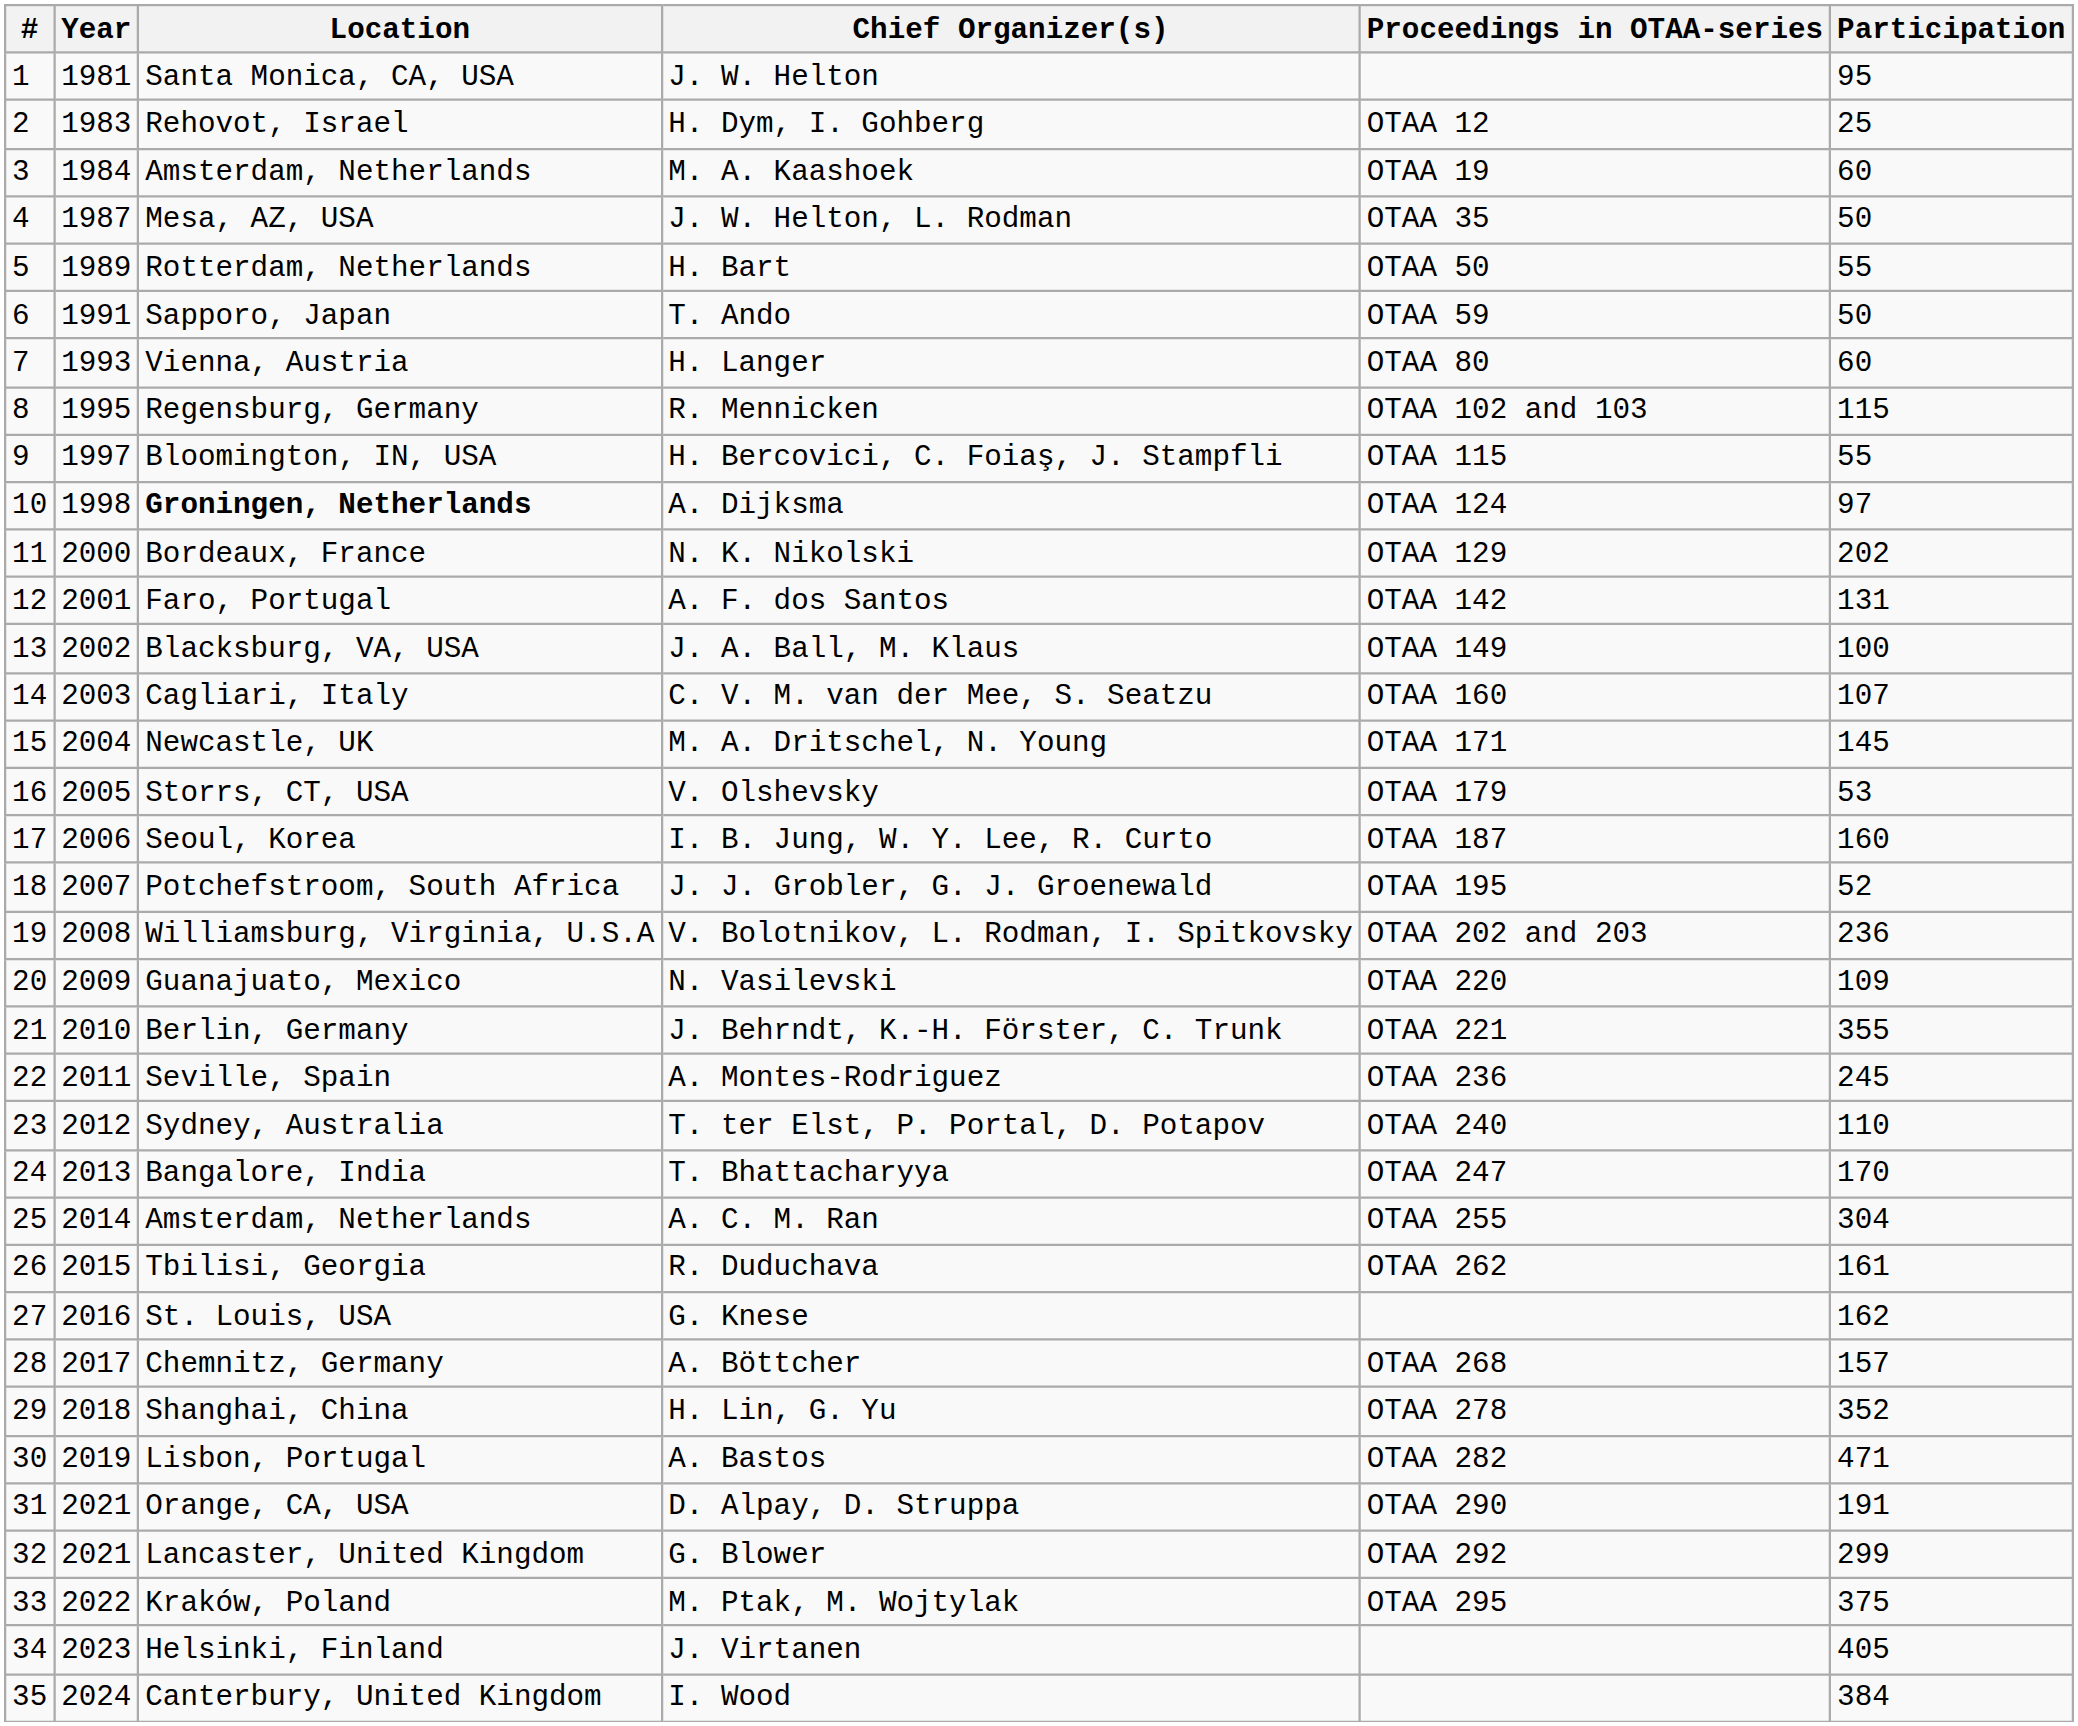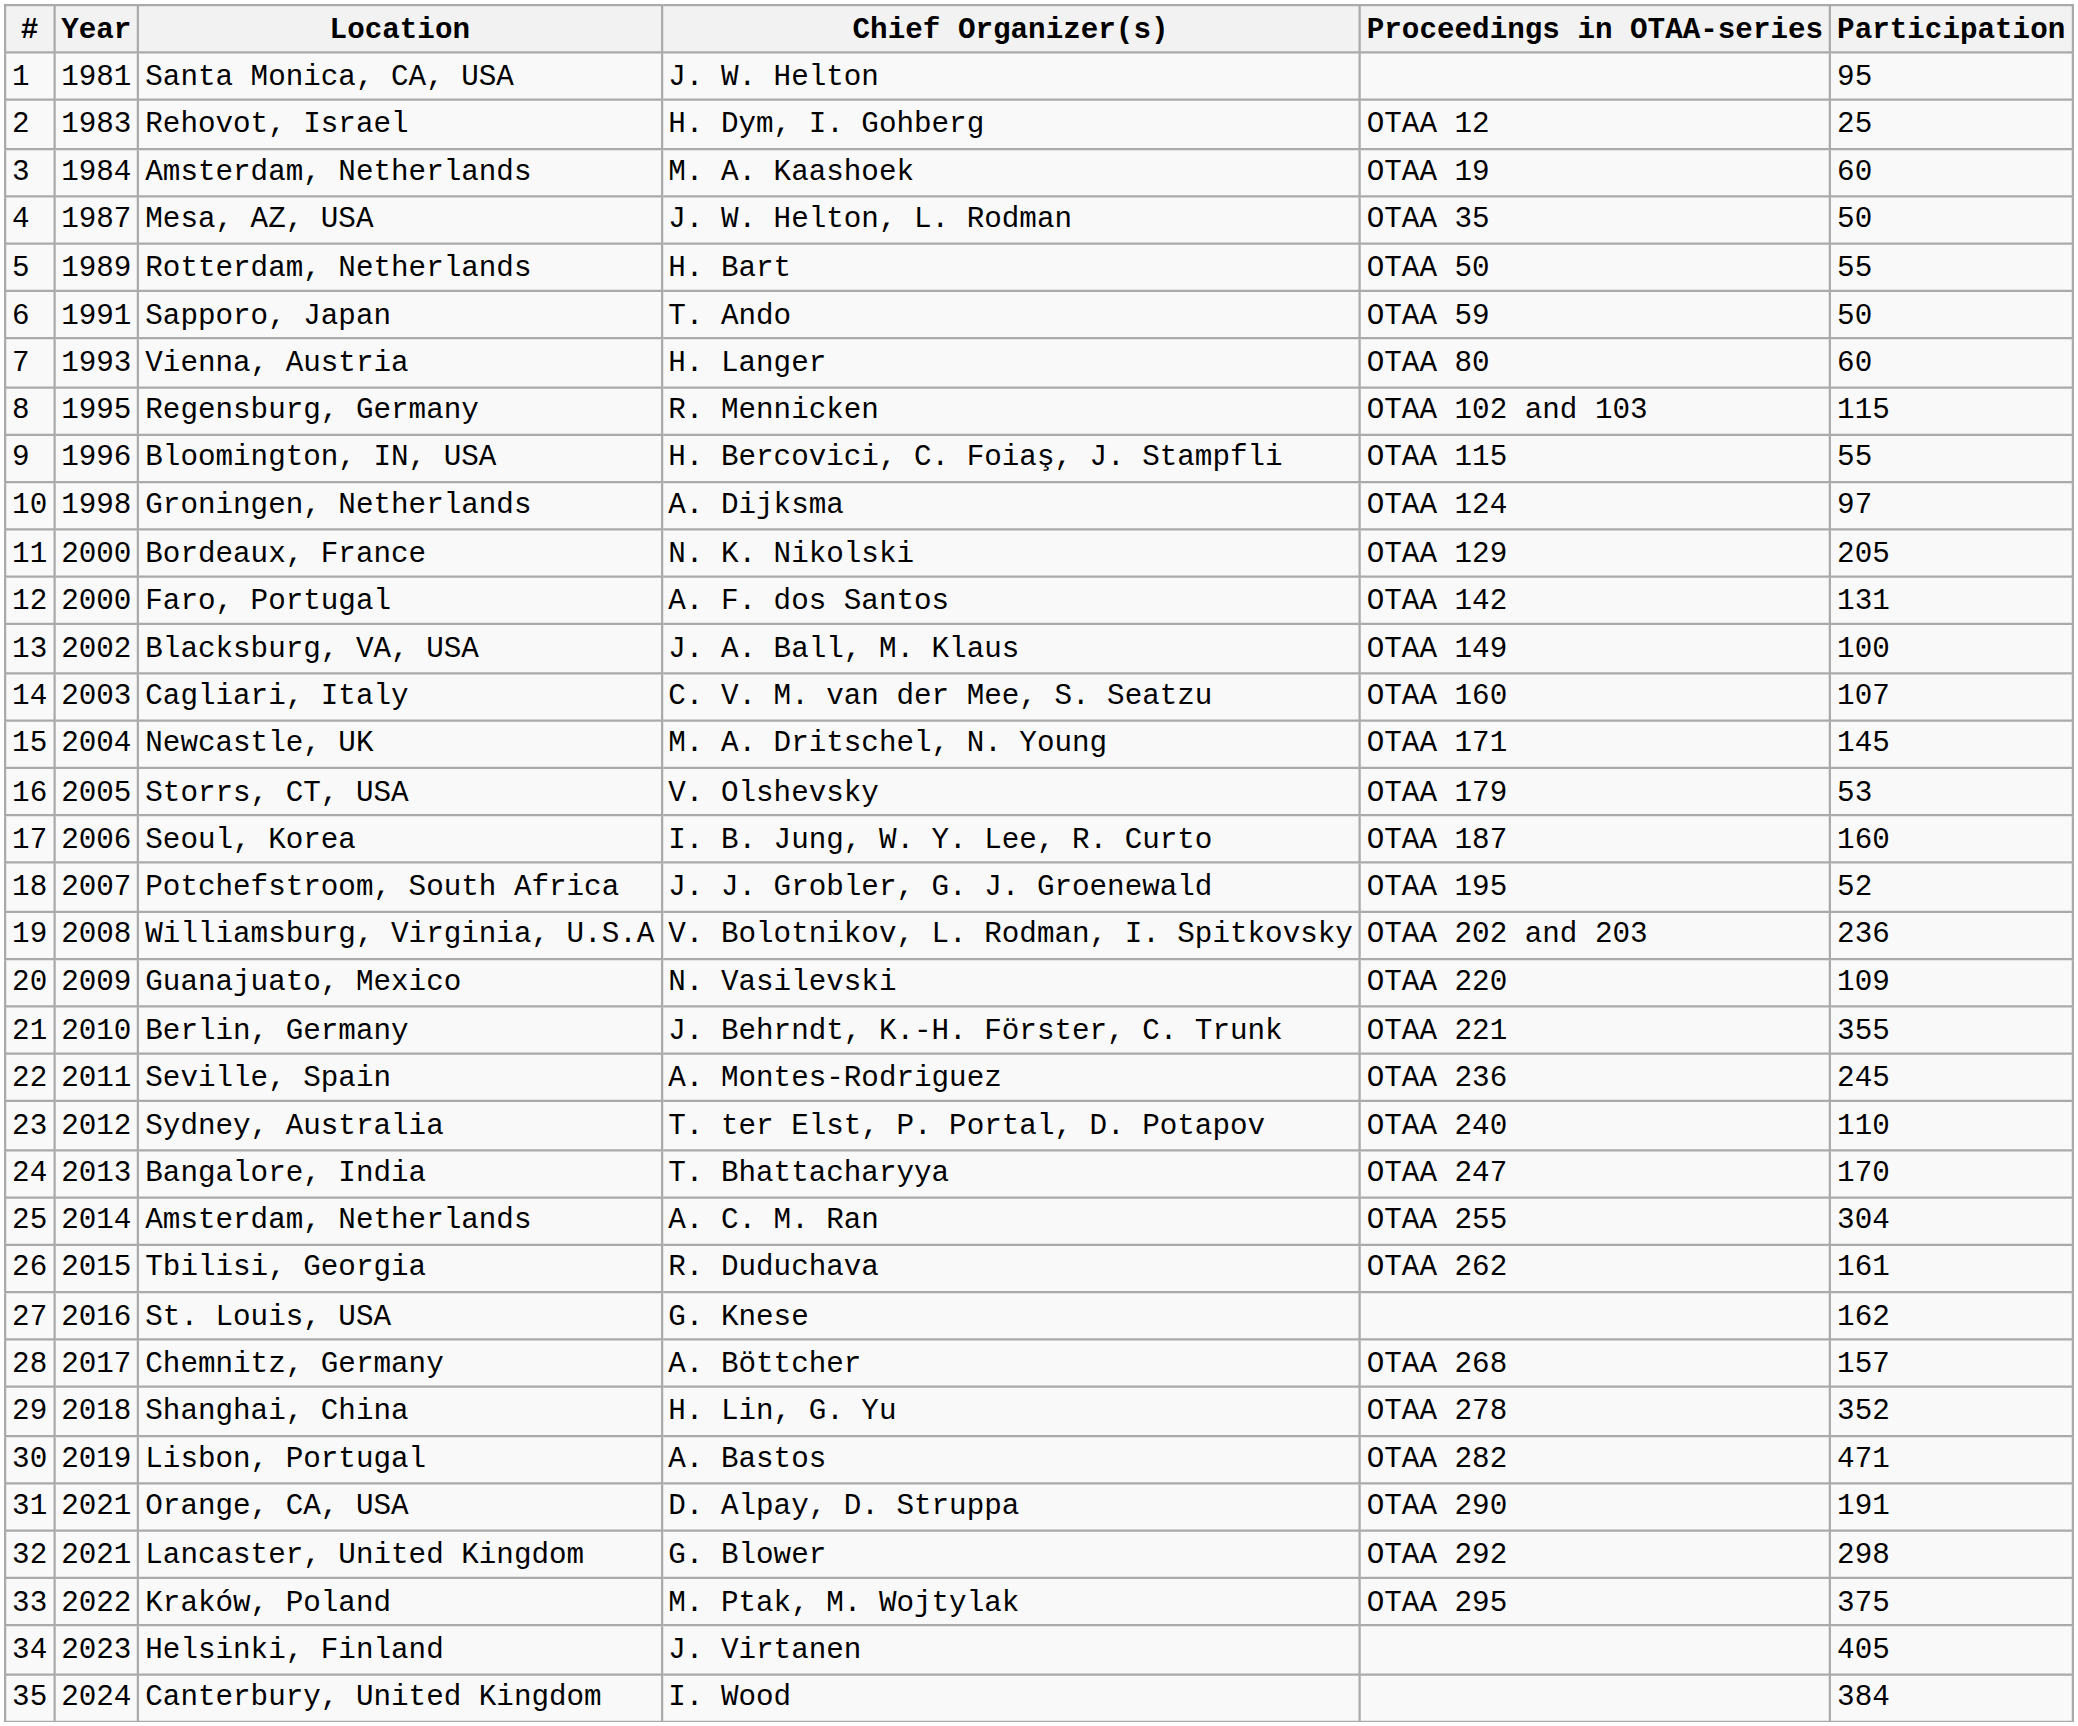(96, 458) 1997 -> (96, 458) 1996
(338, 506) bold -> (338, 506) normal
(1863, 553) 202 -> (1863, 553) 205
(96, 601) 2001 -> (96, 601) 2000
(1863, 1554) 299 -> (1863, 1554) 298
